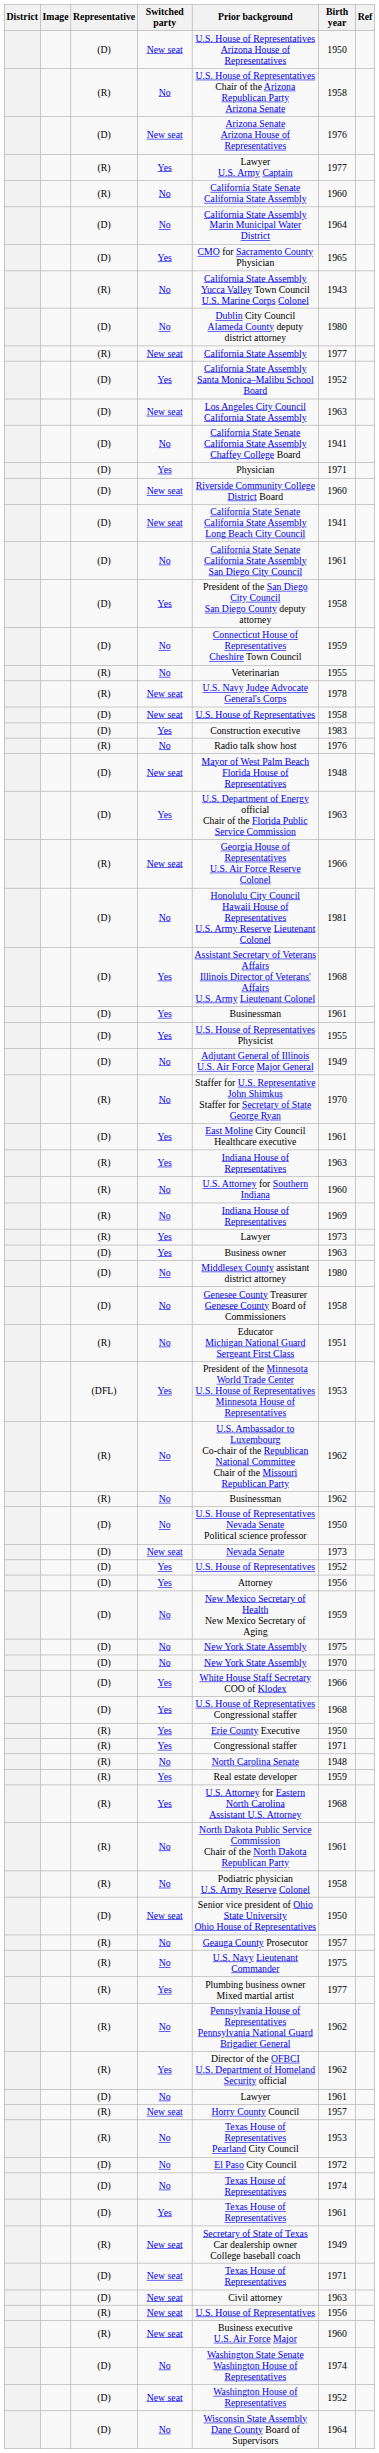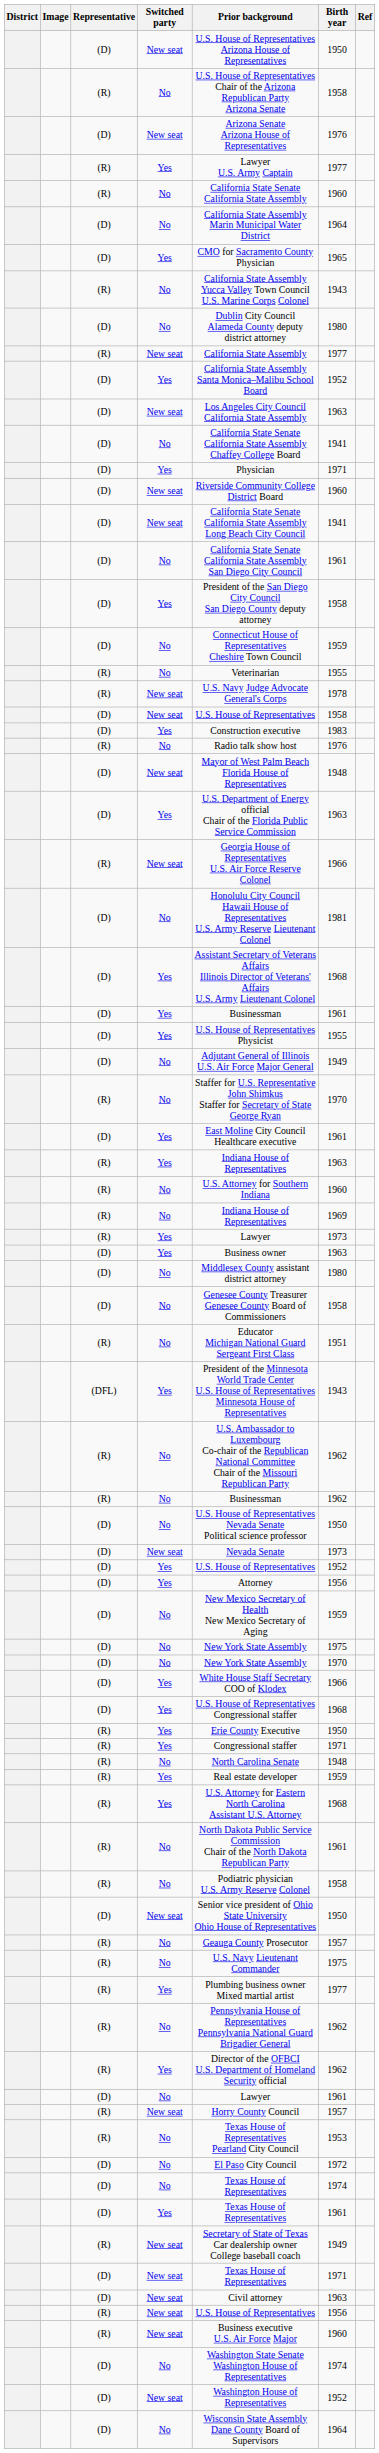(337, 1391) 1953 -> (337, 1391) 1943
